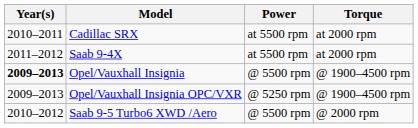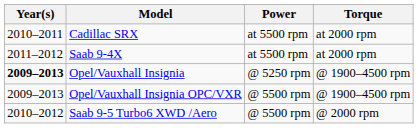(279, 73) @ 5500 rpm -> (279, 73) @ 5250 rpm
(279, 93) @ 5250 rpm -> (279, 93) @ 5500 rpm
